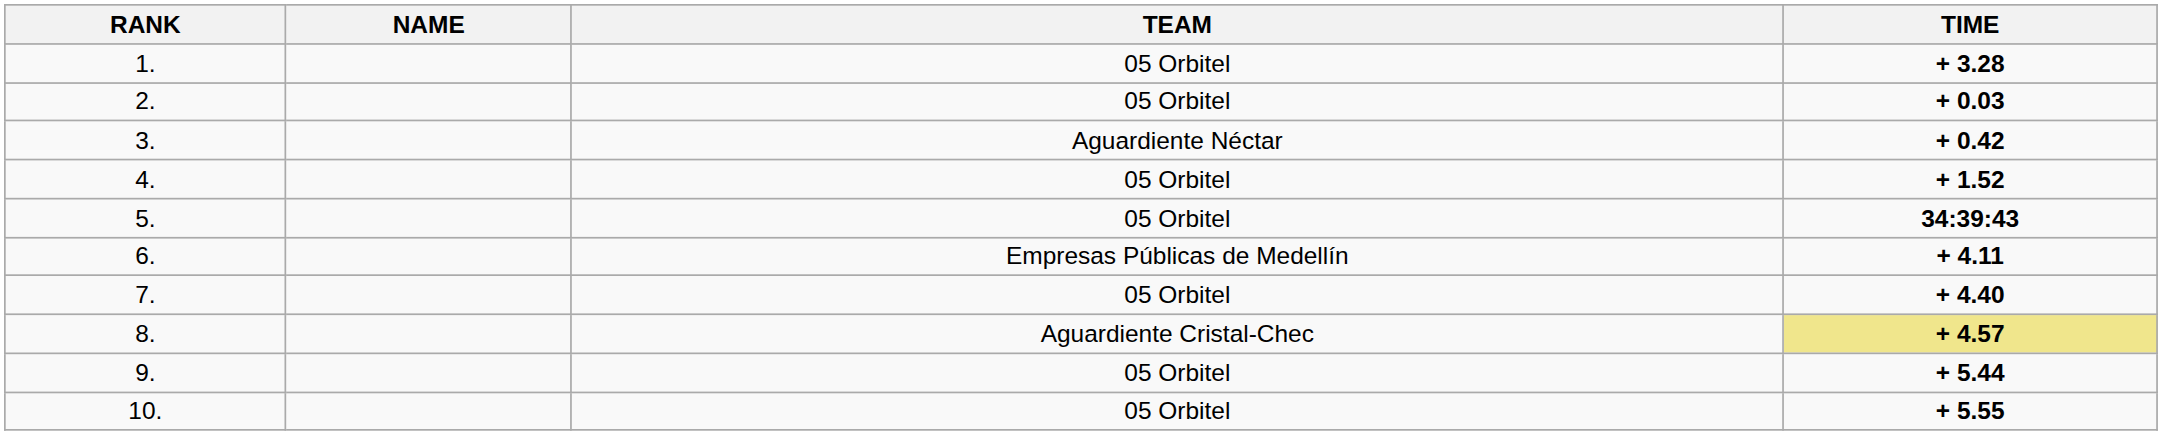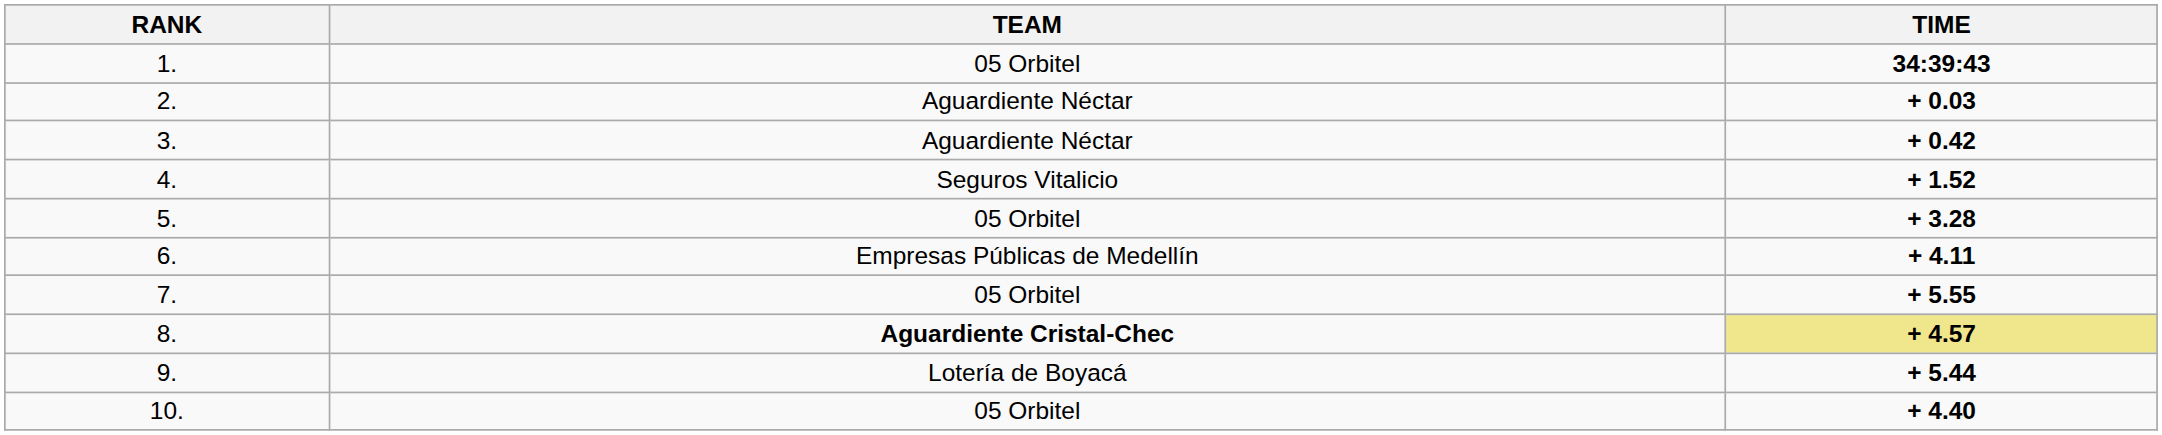- column: (429, 25)
(1970, 63) + 3.28 -> (1942, 63) 34:39:43
(1177, 102) 05 Orbitel -> (1027, 102) Aguardiente Néctar
(1177, 179) 05 Orbitel -> (1027, 179) Seguros Vitalicio
(1970, 218) 34:39:43 -> (1942, 218) + 3.28
(1970, 295) + 4.40 -> (1942, 295) + 5.55
(1177, 334) normal -> (1027, 334) bold
(1177, 373) 05 Orbitel -> (1027, 373) Lotería de Boyacá
(1970, 411) + 5.55 -> (1942, 411) + 4.40
